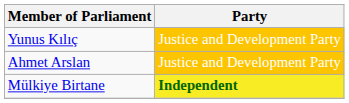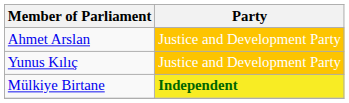rows swapped: (49, 62) <-> (43, 39)
